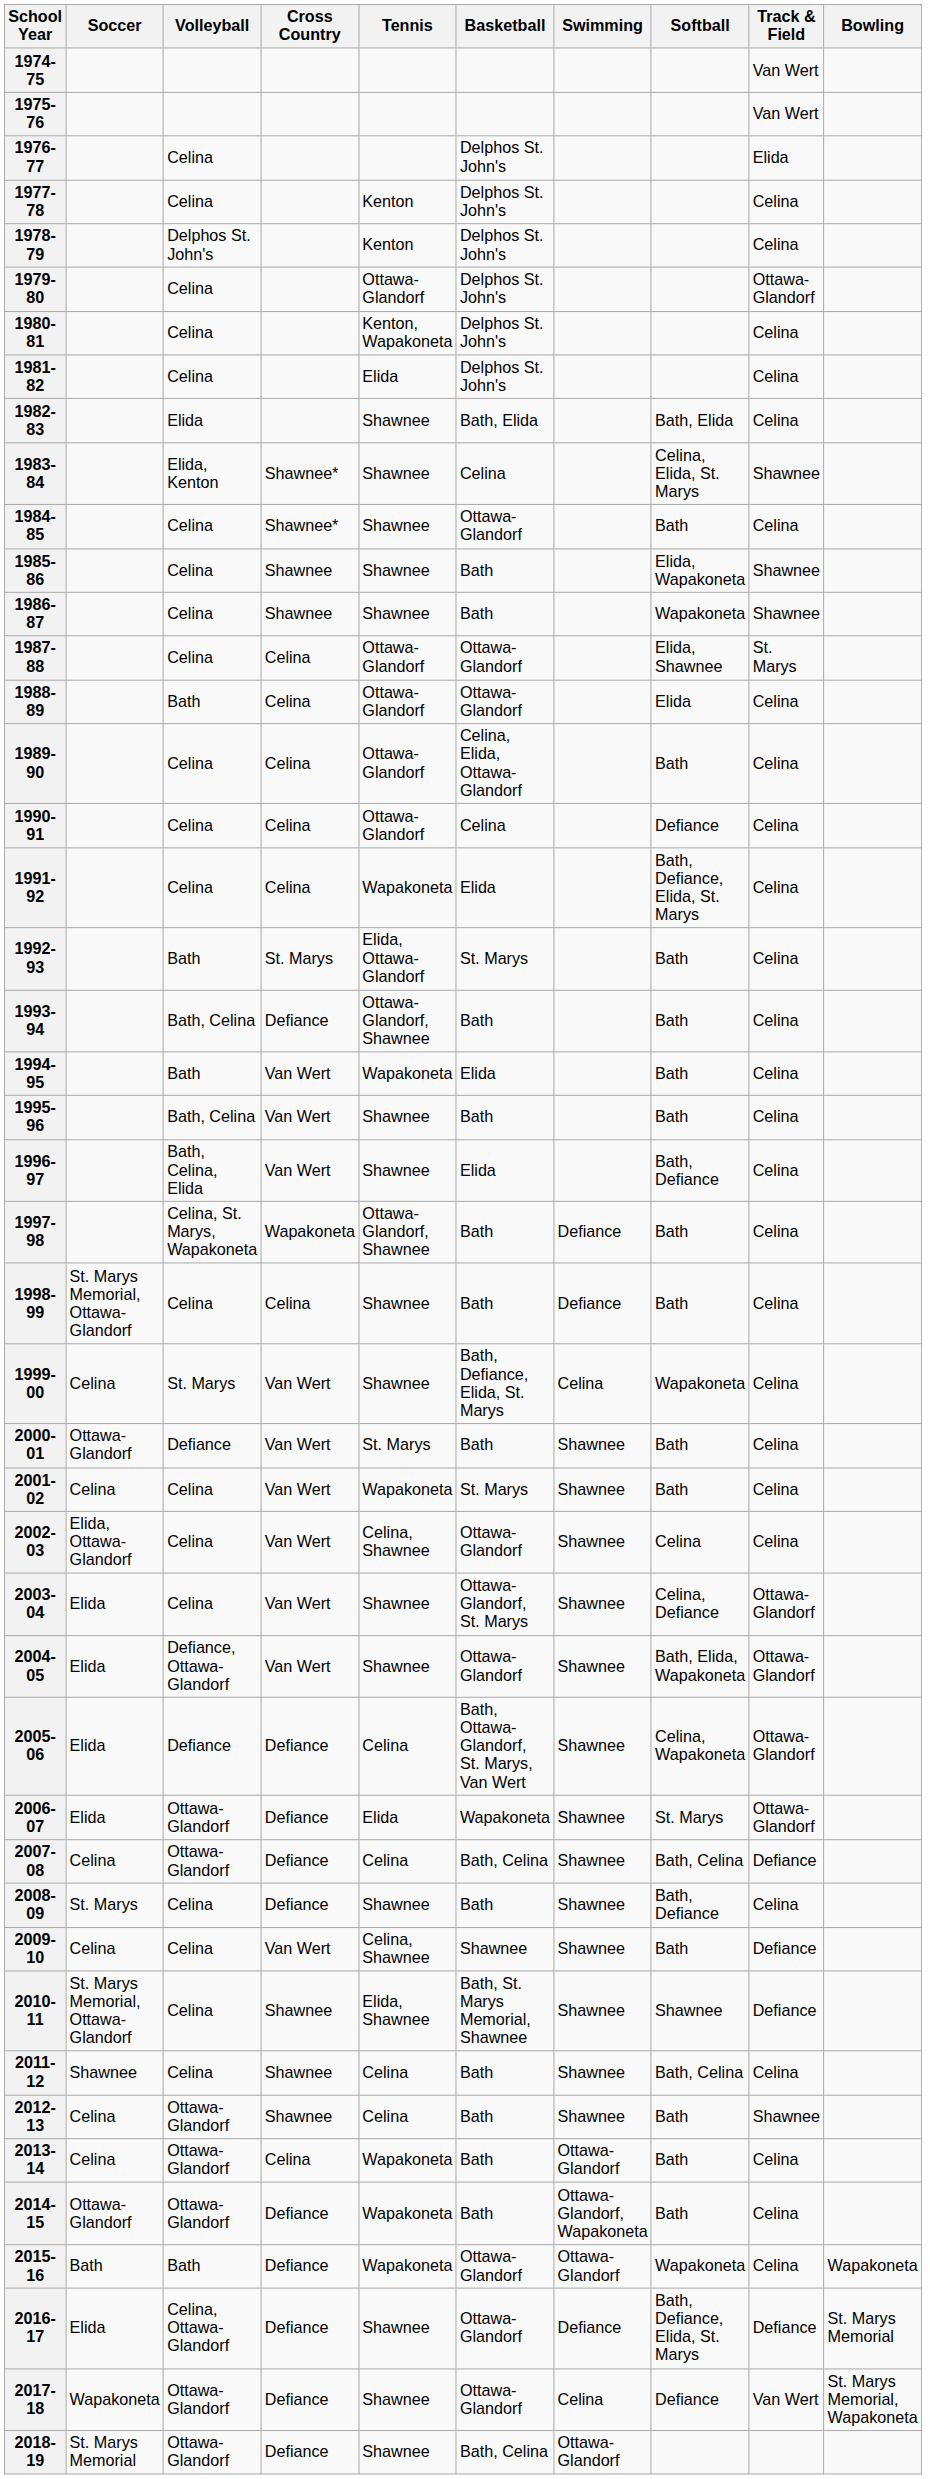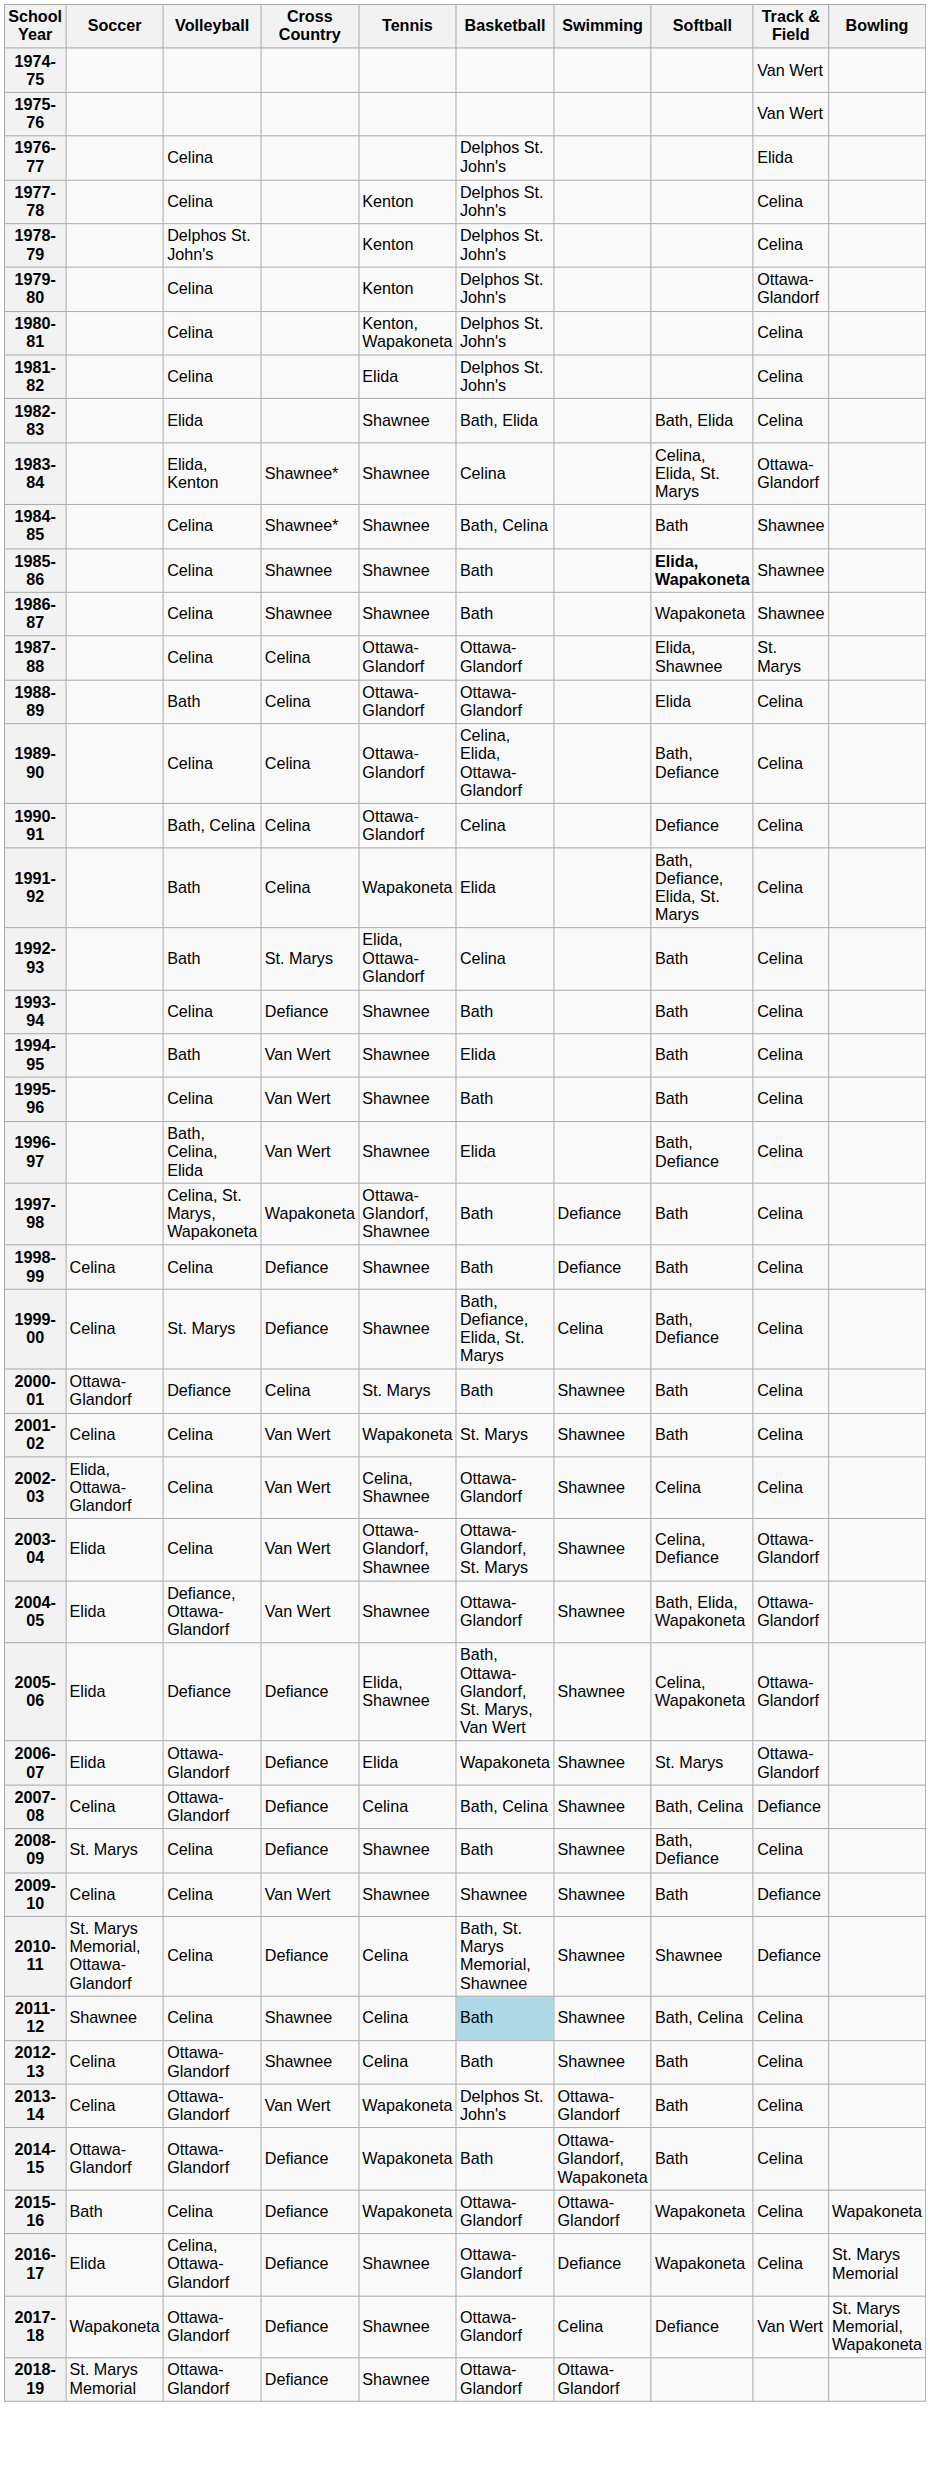(393, 289) Ottawa-Glandorf -> (388, 289) Kenton
(786, 473) Shawnee -> (788, 473) Ottawa-Glandorf
(491, 526) Ottawa-Glandorf -> (504, 526) Bath, Celina
(776, 526) Celina -> (791, 526) Shawnee
(700, 570) normal -> (702, 570) bold
(672, 763) Bath -> (687, 763) Bath, Defiance
(190, 825) Celina -> (211, 825) Bath, Celina
(190, 887) Celina -> (184, 887) Bath
(494, 958) St. Marys -> (483, 958) Celina
(211, 1020) Bath, Celina -> (190, 1011) Celina
(396, 1020) Ottawa-Glandorf, Shawnee -> (396, 1011) Shawnee
(407, 1073) Wapakoneta -> (396, 1055) Shawnee
(211, 1117) Bath, Celina -> (190, 1099) Celina
(105, 1303) St. Marys Memorial, Ottawa-Glandorf -> (92, 1267) Celina
(288, 1303) Celina -> (297, 1267) Defiance
(298, 1383) Van Wert -> (297, 1329) Defiance
(700, 1383) Wapakoneta -> (687, 1329) Bath, Defiance
(298, 1445) Van Wert -> (288, 1391) Celina
(396, 1604) Shawnee -> (396, 1549) Ottawa-Glandorf, Shawnee
(385, 1746) Celina -> (396, 1691) Elida, Shawnee
(396, 1948) Celina, Shawnee -> (396, 1894) Shawnee
(298, 2010) Shawnee -> (297, 1956) Defiance
(396, 2010) Elida, Shawnee -> (385, 1956) Celina
(477, 2072) no background -> (477, 2018) lightblue background
(786, 2116) Shawnee -> (780, 2062) Celina
(288, 2160) Celina -> (298, 2105) Van Wert
(477, 2160) Bath -> (502, 2105) Delphos St. John's
(184, 2266) Bath -> (190, 2211) Celina
(689, 2328) Bath, Defiance, Elida, St. Marys -> (700, 2264) Wapakoneta
(785, 2328) Defiance -> (780, 2264) Celina
(504, 2452) Bath, Celina -> (491, 2379) Ottawa-Glandorf
